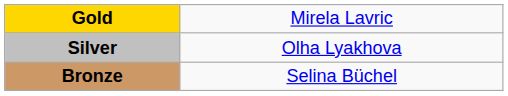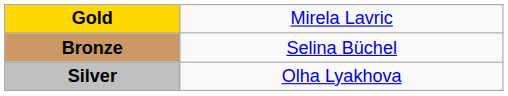rows swapped: (92, 47) <-> (92, 76)
